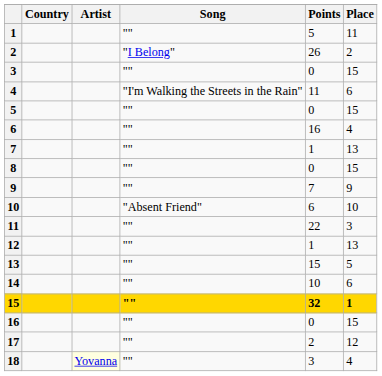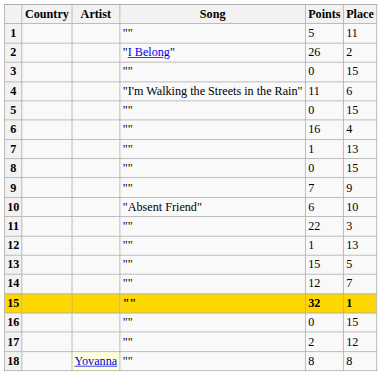(314, 284) 10 -> (314, 284) 12
(349, 284) 6 -> (349, 284) 7
(311, 361) 3 -> (311, 361) 8
(349, 361) 4 -> (349, 361) 8
